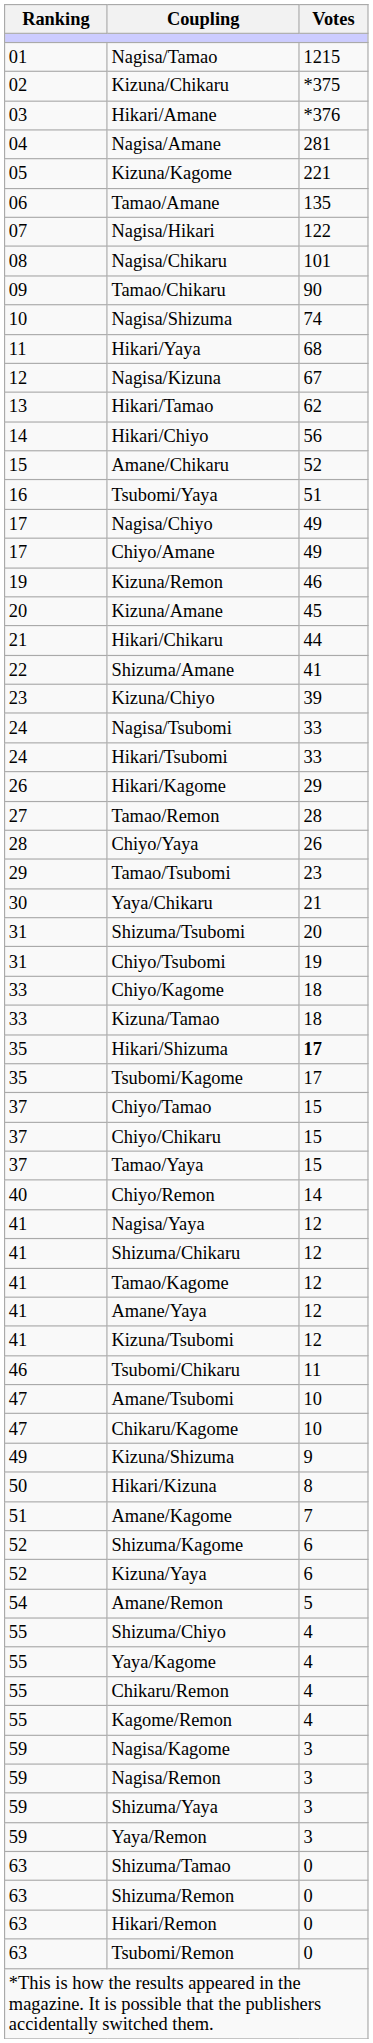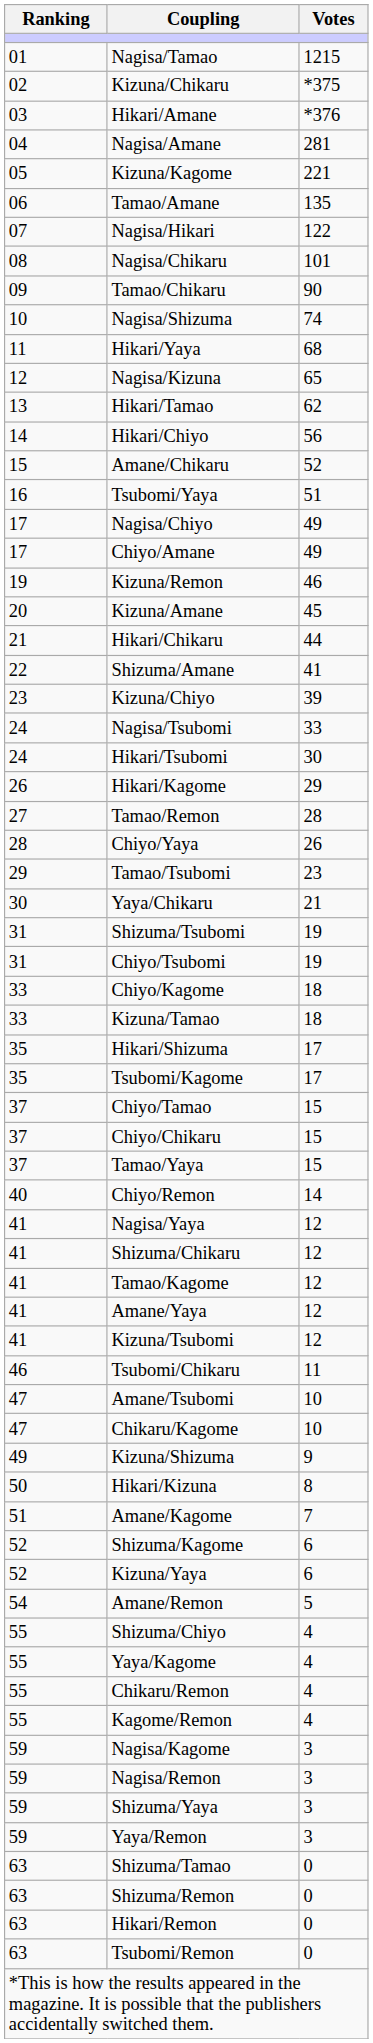(313, 377) 67 -> (313, 377) 65
(313, 757) 33 -> (313, 757) 30
(313, 932) 20 -> (313, 932) 19
(313, 1048) bold -> (313, 1048) normal
